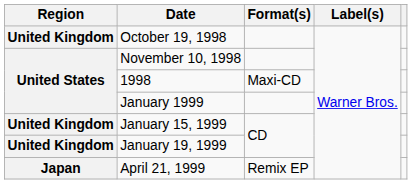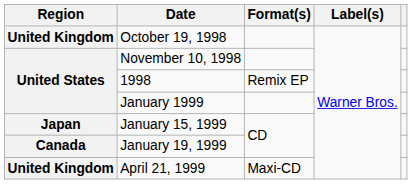(274, 80) Maxi-CD -> (278, 80) Remix EP
(61, 124) United Kingdom -> (61, 124) Japan
(61, 146) United Kingdom -> (61, 146) Canada
(61, 168) Japan -> (61, 168) United Kingdom
(278, 168) Remix EP -> (274, 168) Maxi-CD
